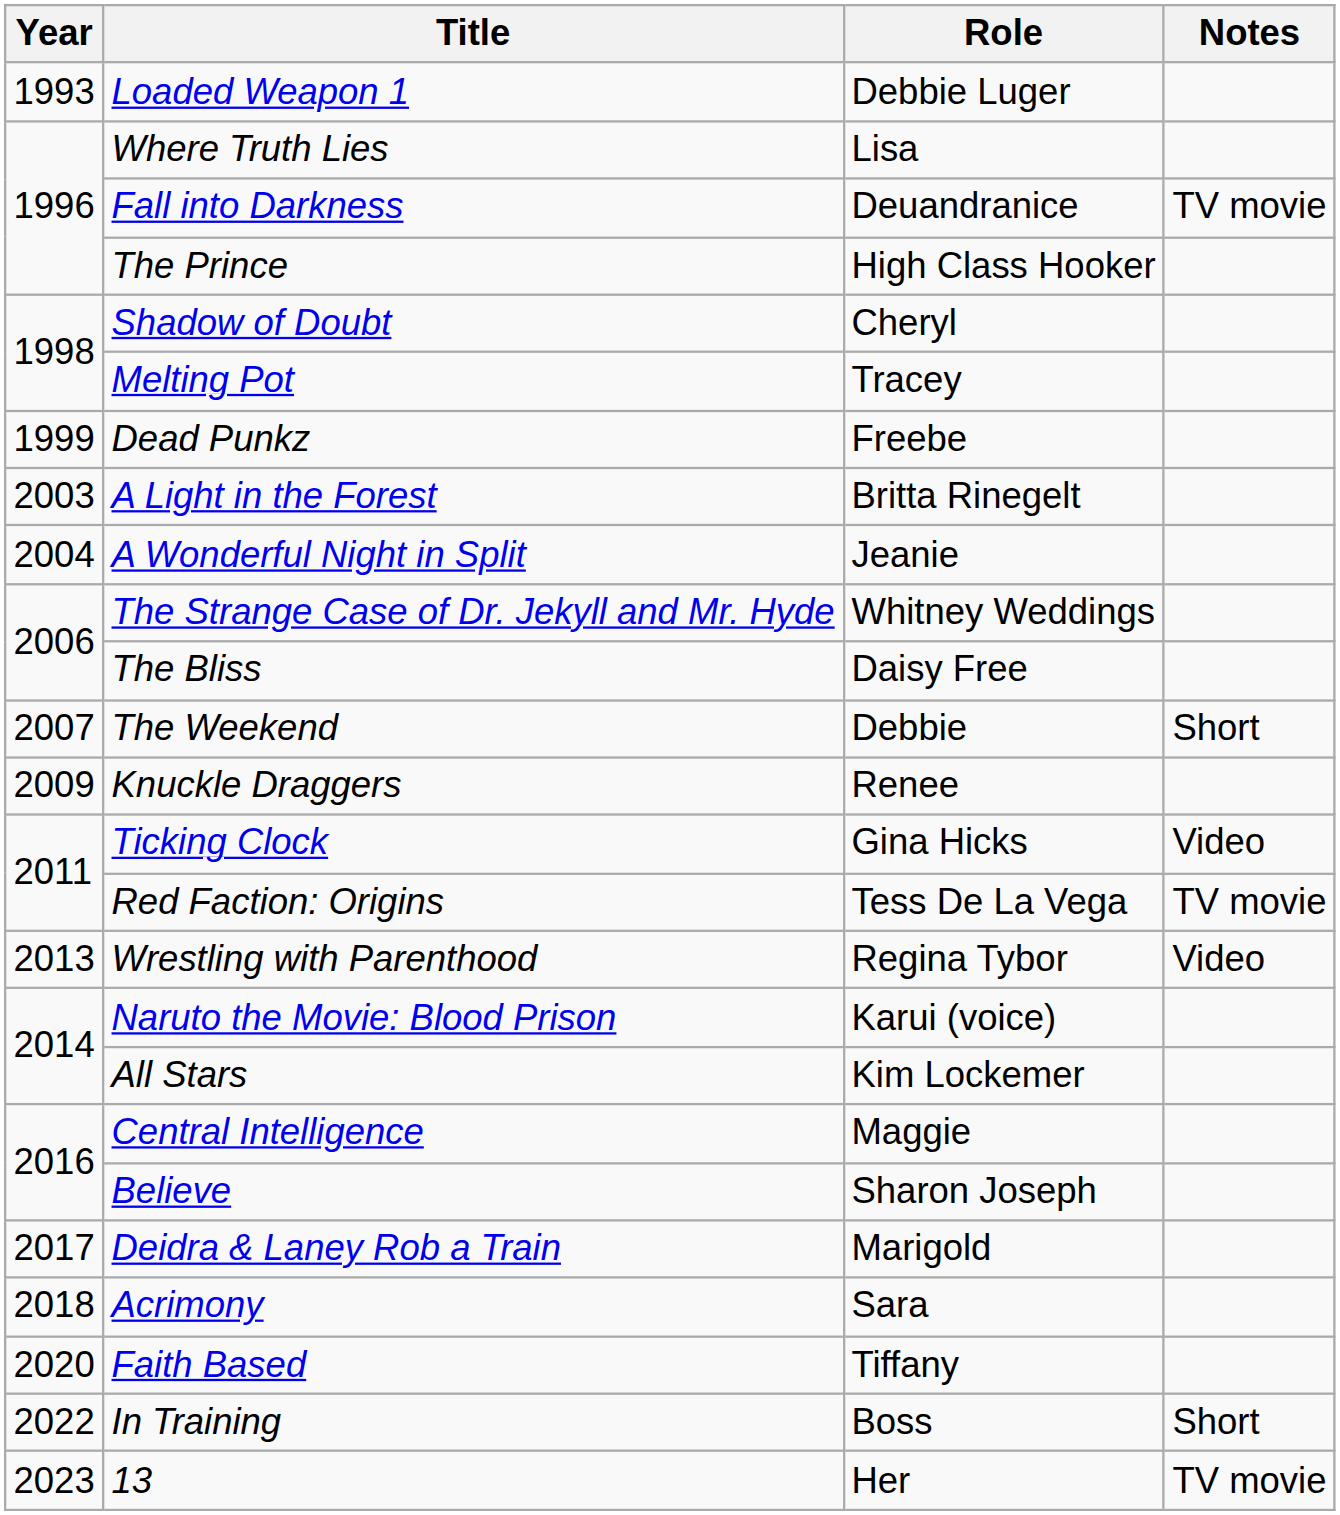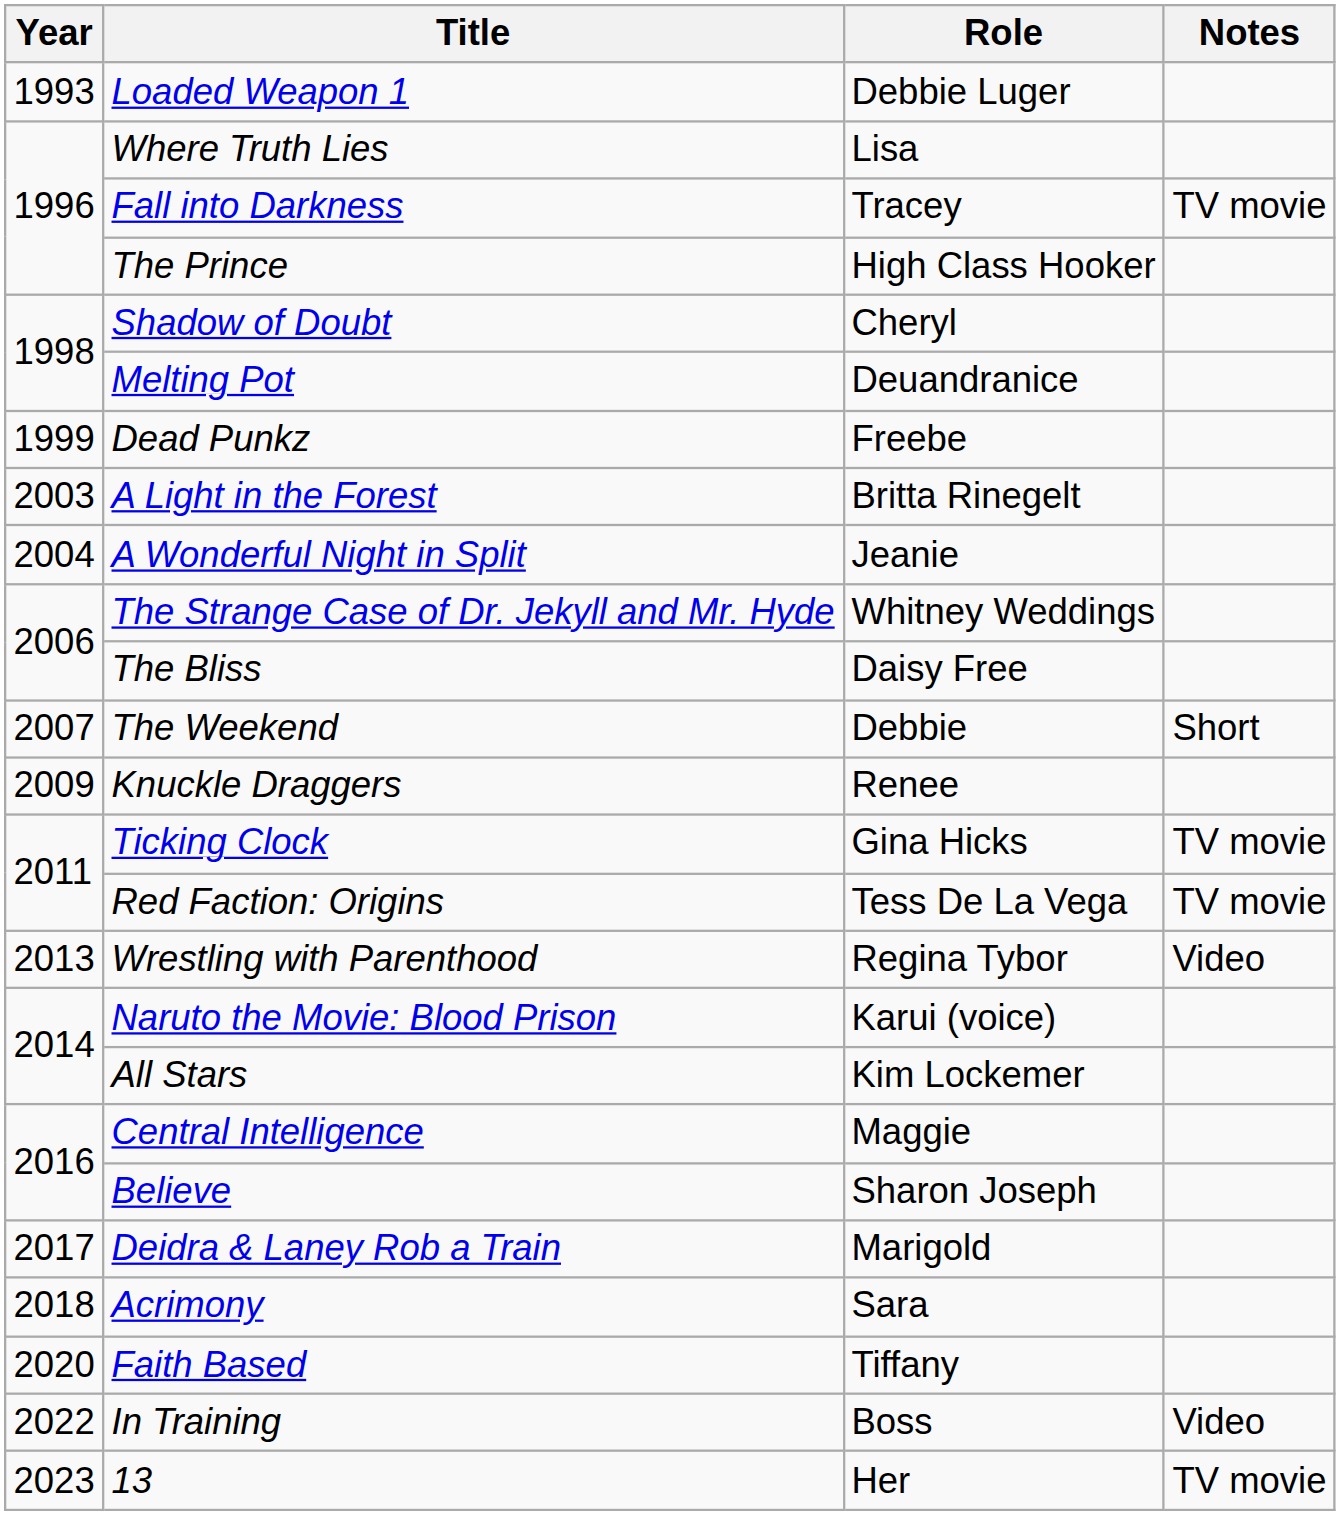(965, 206) Deuandranice -> (907, 206) Tracey
(907, 380) Tracey -> (965, 380) Deuandranice
(1219, 843) Video -> (1249, 843) TV movie
(1216, 1421) Short -> (1219, 1421) Video
